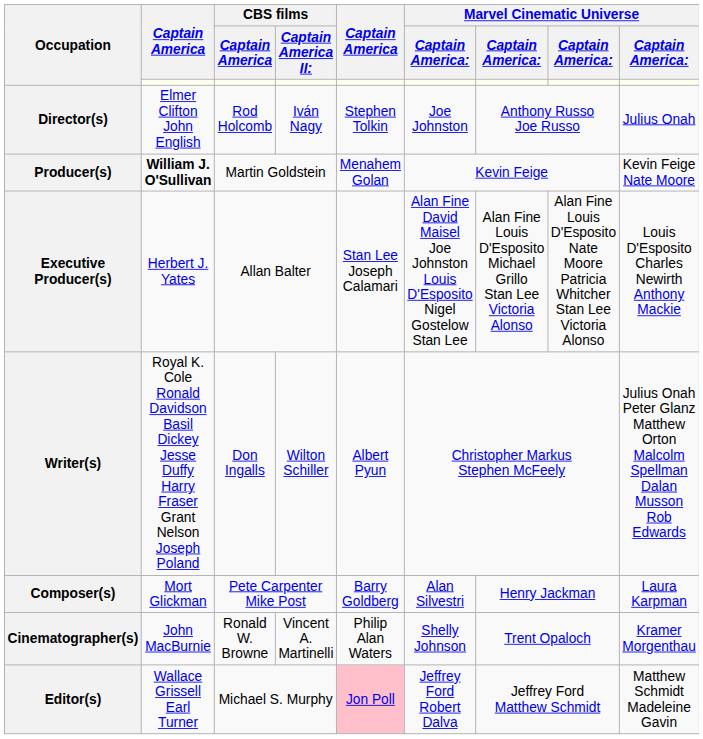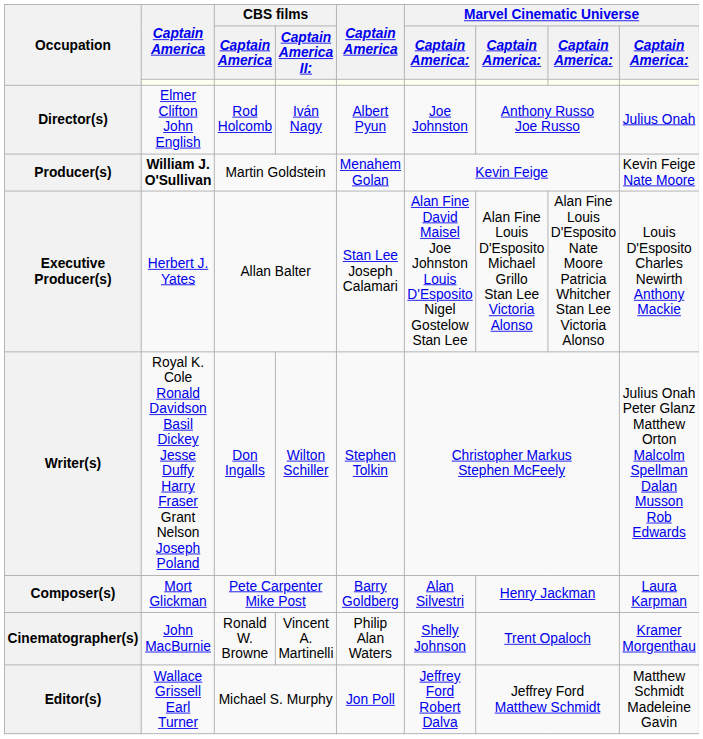(370, 119) Stephen Tolkin -> (370, 119) Albert Pyun
(370, 463) Albert Pyun -> (370, 463) Stephen Tolkin
(370, 699) pink background -> (370, 699) no background
